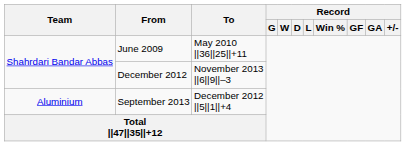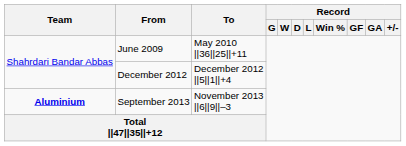(229, 75) November 2013 ||6||9||–3 -> (229, 75) December 2012 ||5||1||+4
(60, 101) normal -> (60, 101) bold
(229, 101) December 2012 ||5||1||+4 -> (229, 101) November 2013 ||6||9||–3
